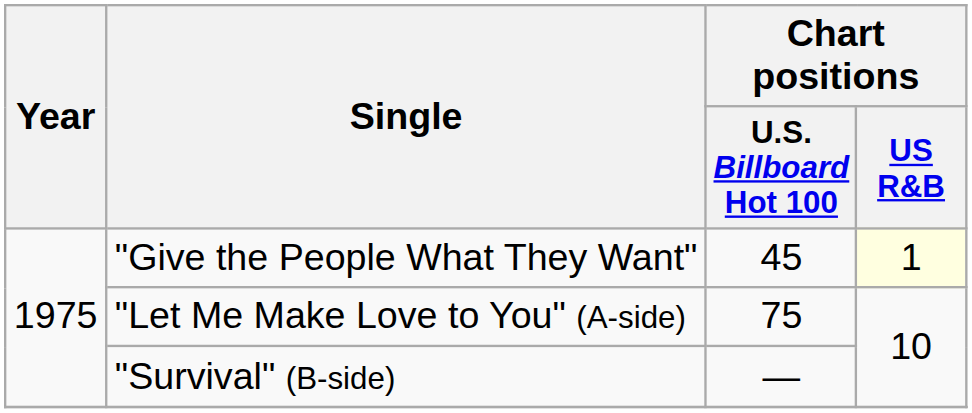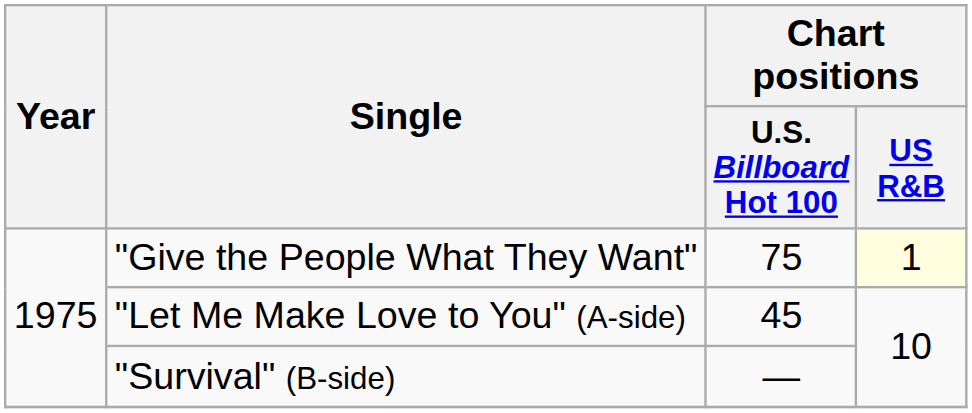(781, 256) 45 -> (781, 256) 75
(781, 316) 75 -> (781, 316) 45
